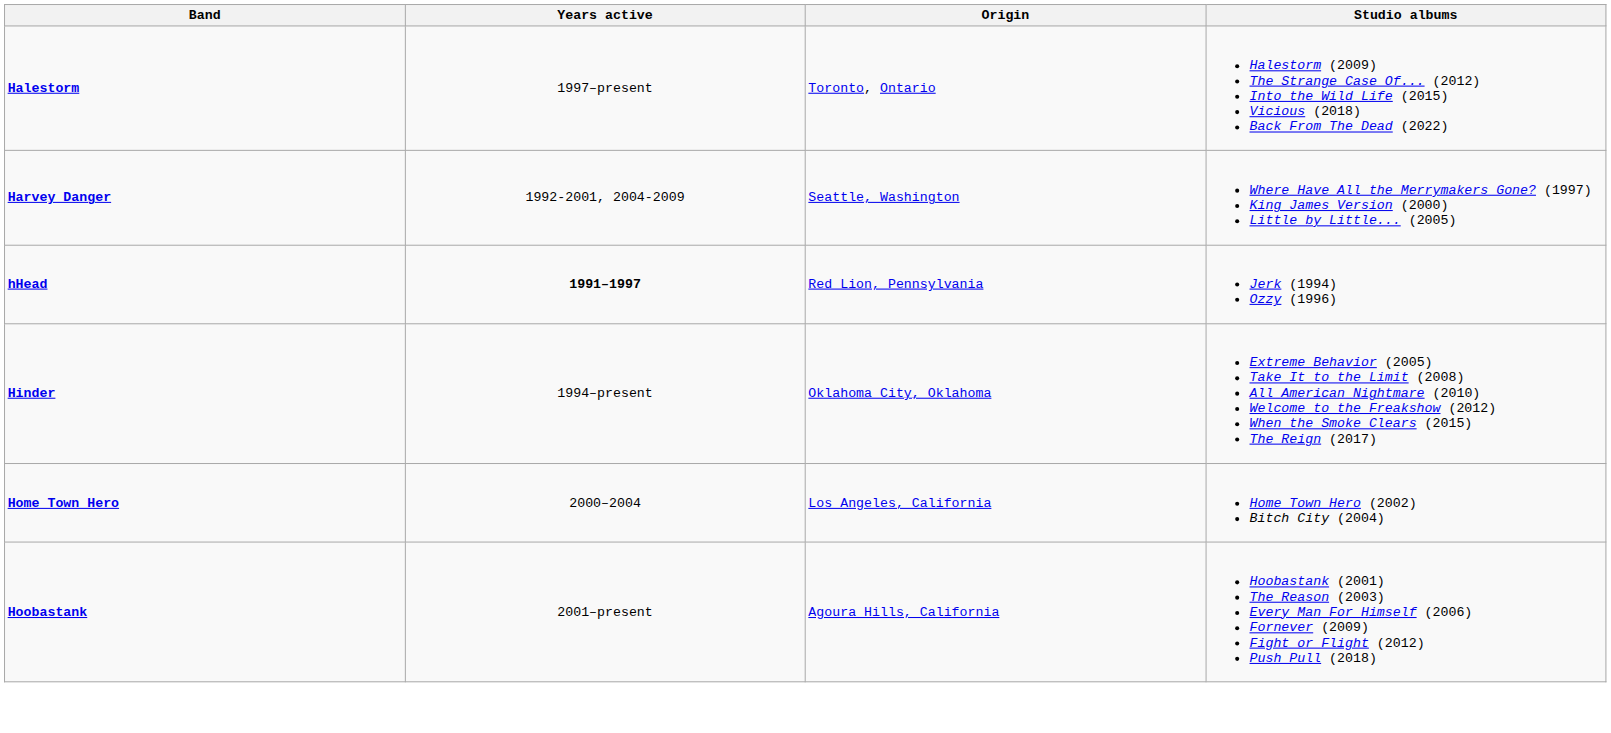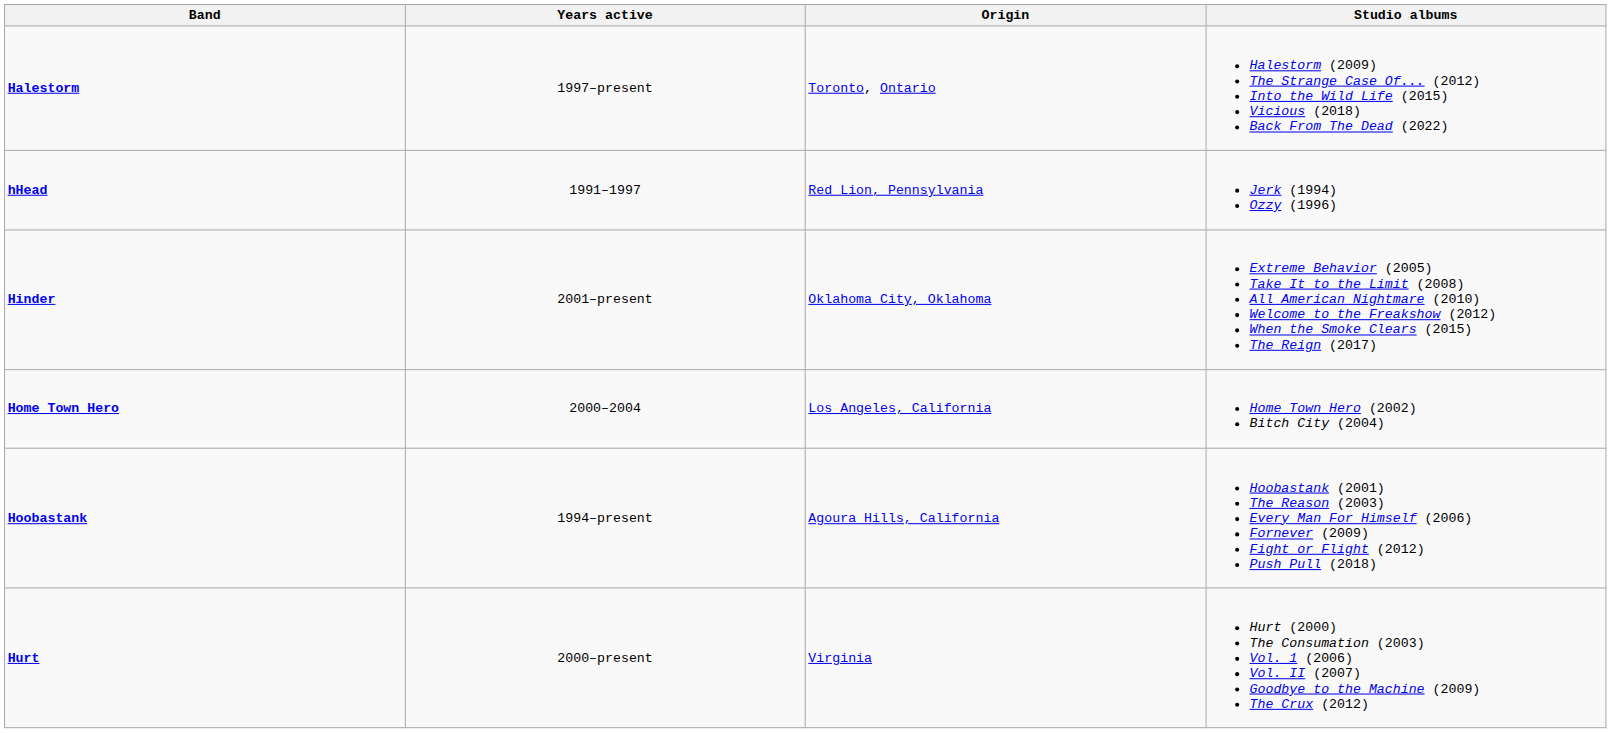- row: (59, 198)
(605, 284) bold -> (605, 190) normal
(605, 393) 1994–present -> (605, 299) 2001–present
(605, 612) 2001–present -> (605, 518) 1994–present
+ row: (24, 658)
